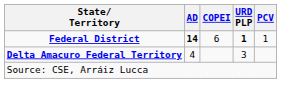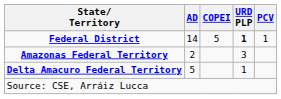(192, 39) bold -> (192, 39) normal
(217, 39) 6 -> (217, 39) 5
+ row: (94, 55)
(192, 55) 4 -> (192, 70) 5
(244, 55) 3 -> (244, 70) 1
